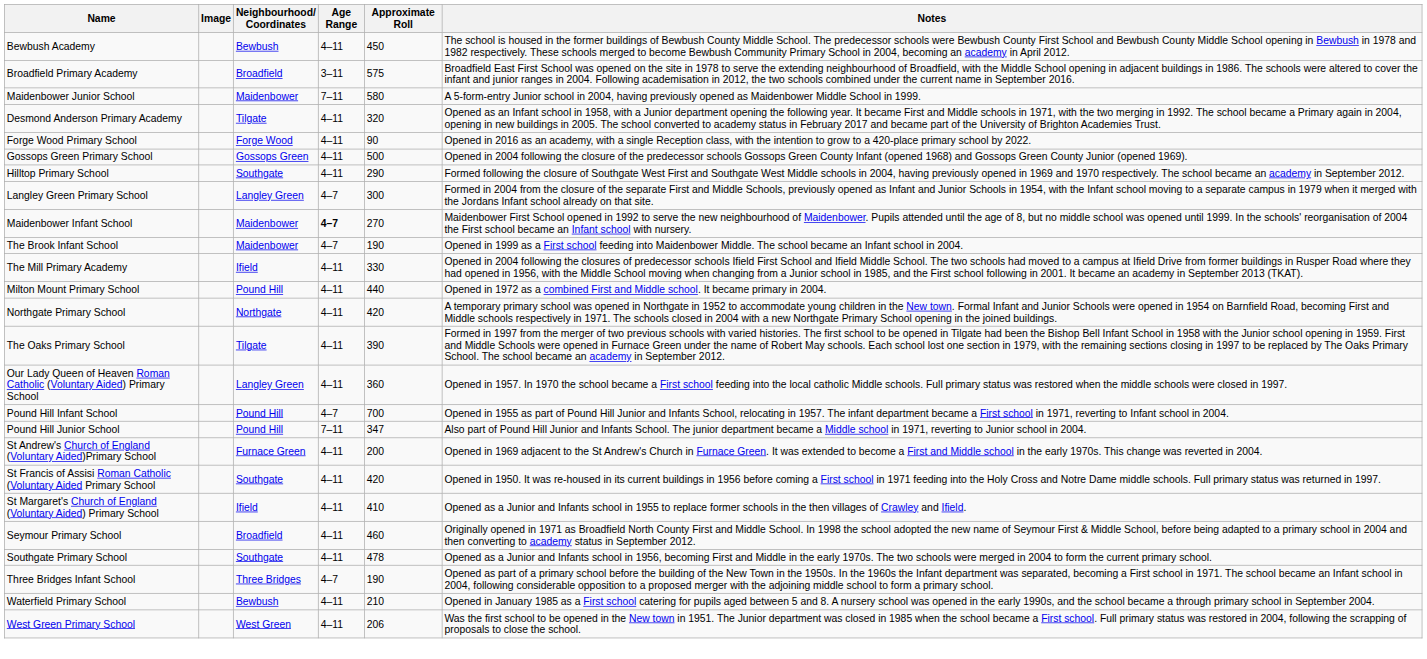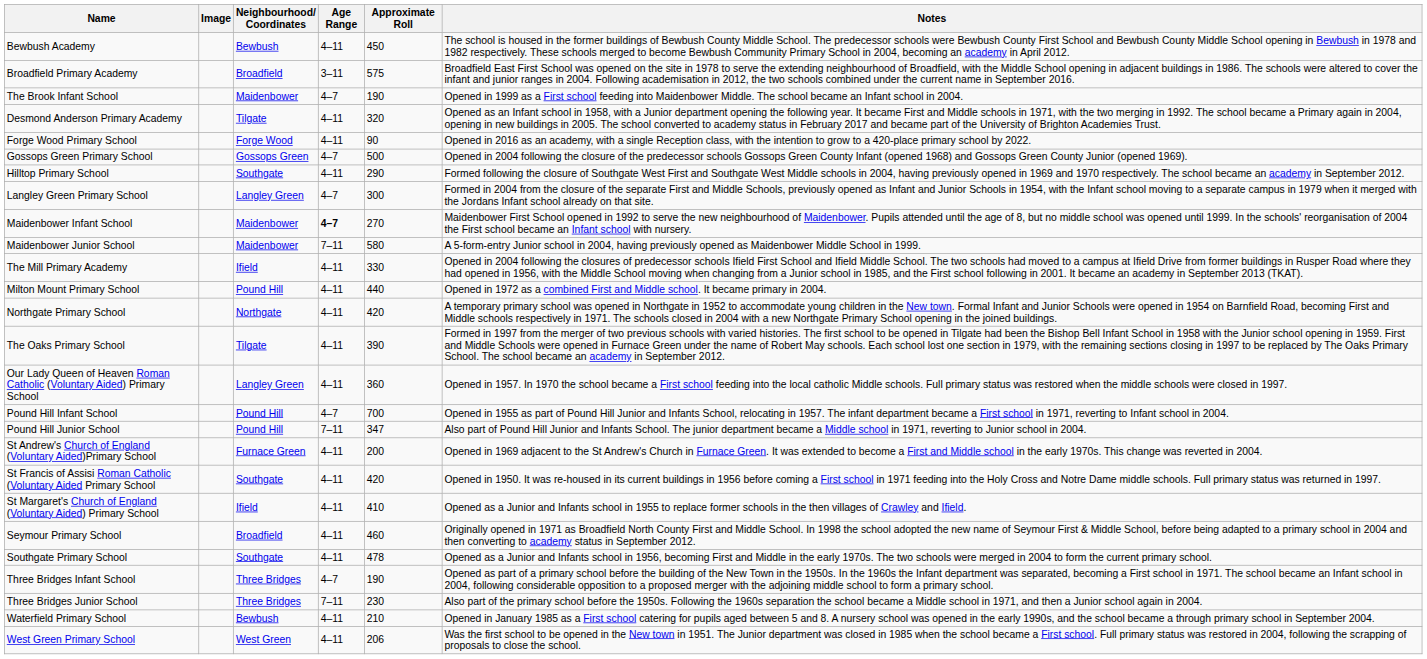rows swapped: (62, 246) <-> (71, 97)
(332, 157) 4–11 -> (329, 157) 4–7
+ row: (72, 602)
